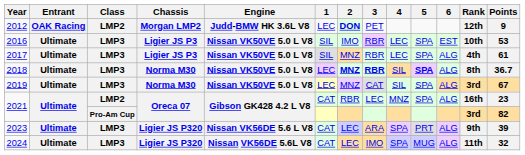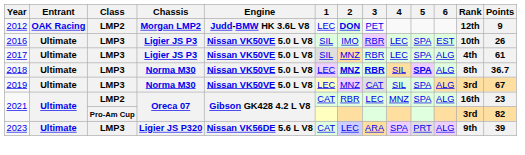(503, 40) 53 -> (500, 40) 26
- row: (17, 142)
